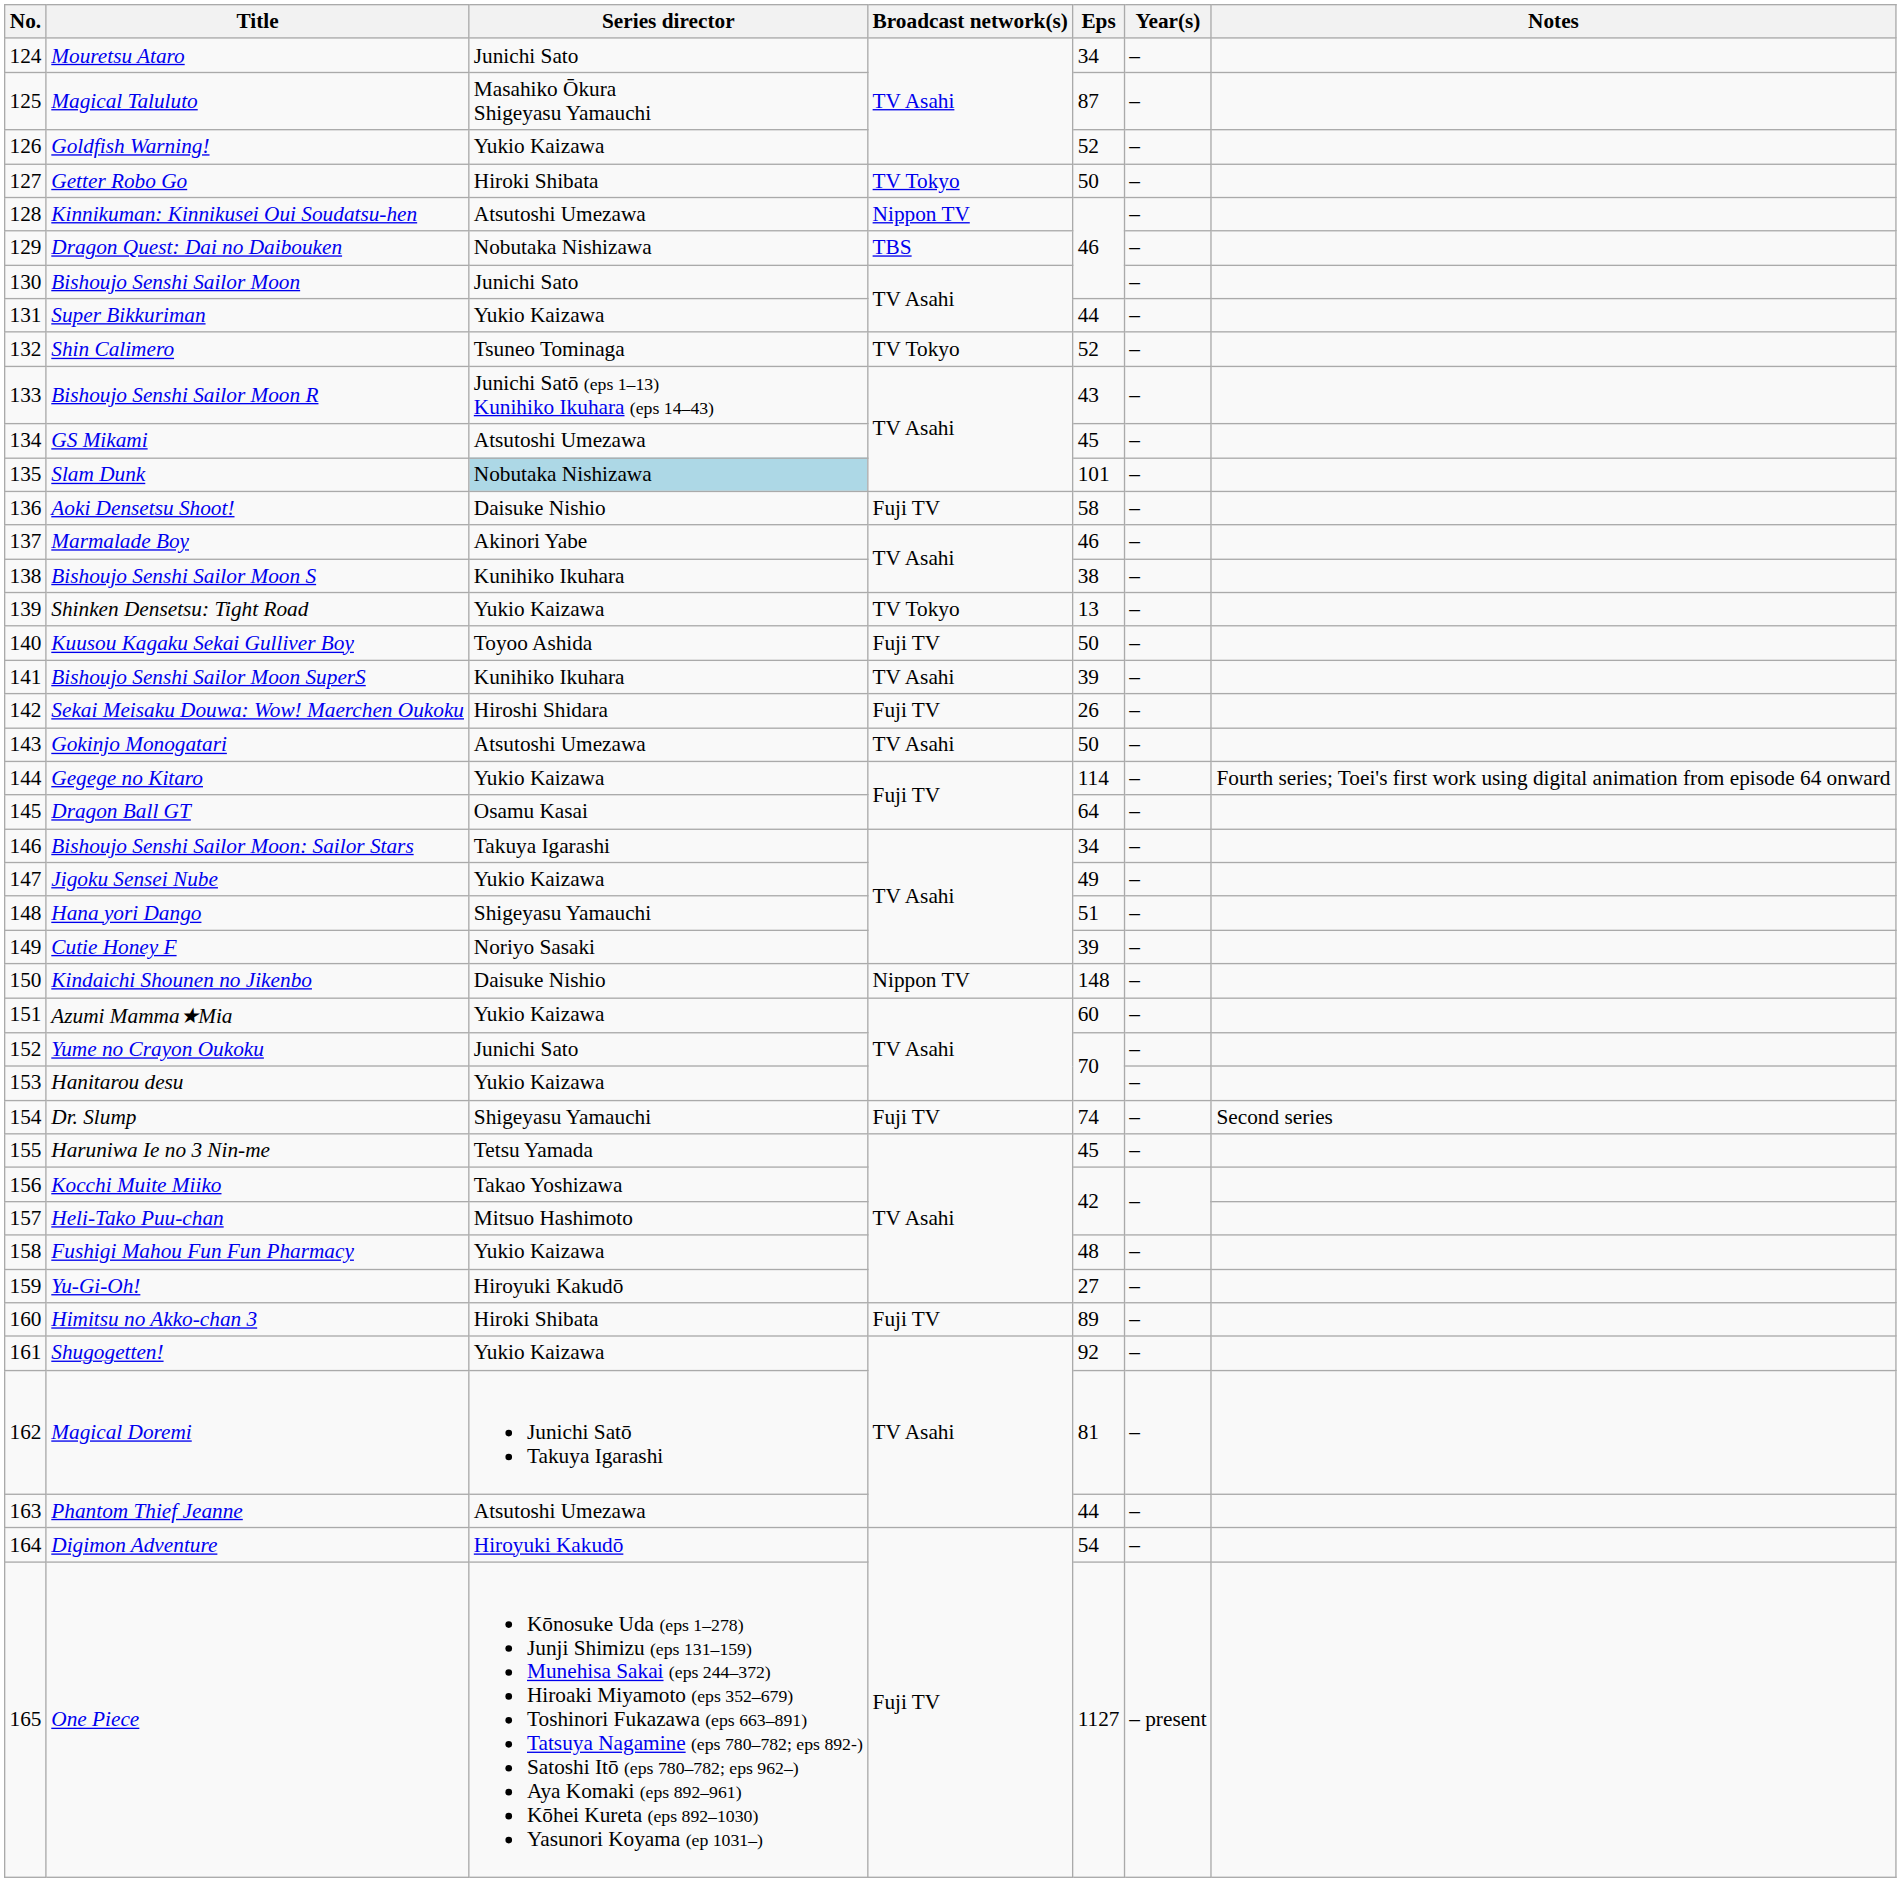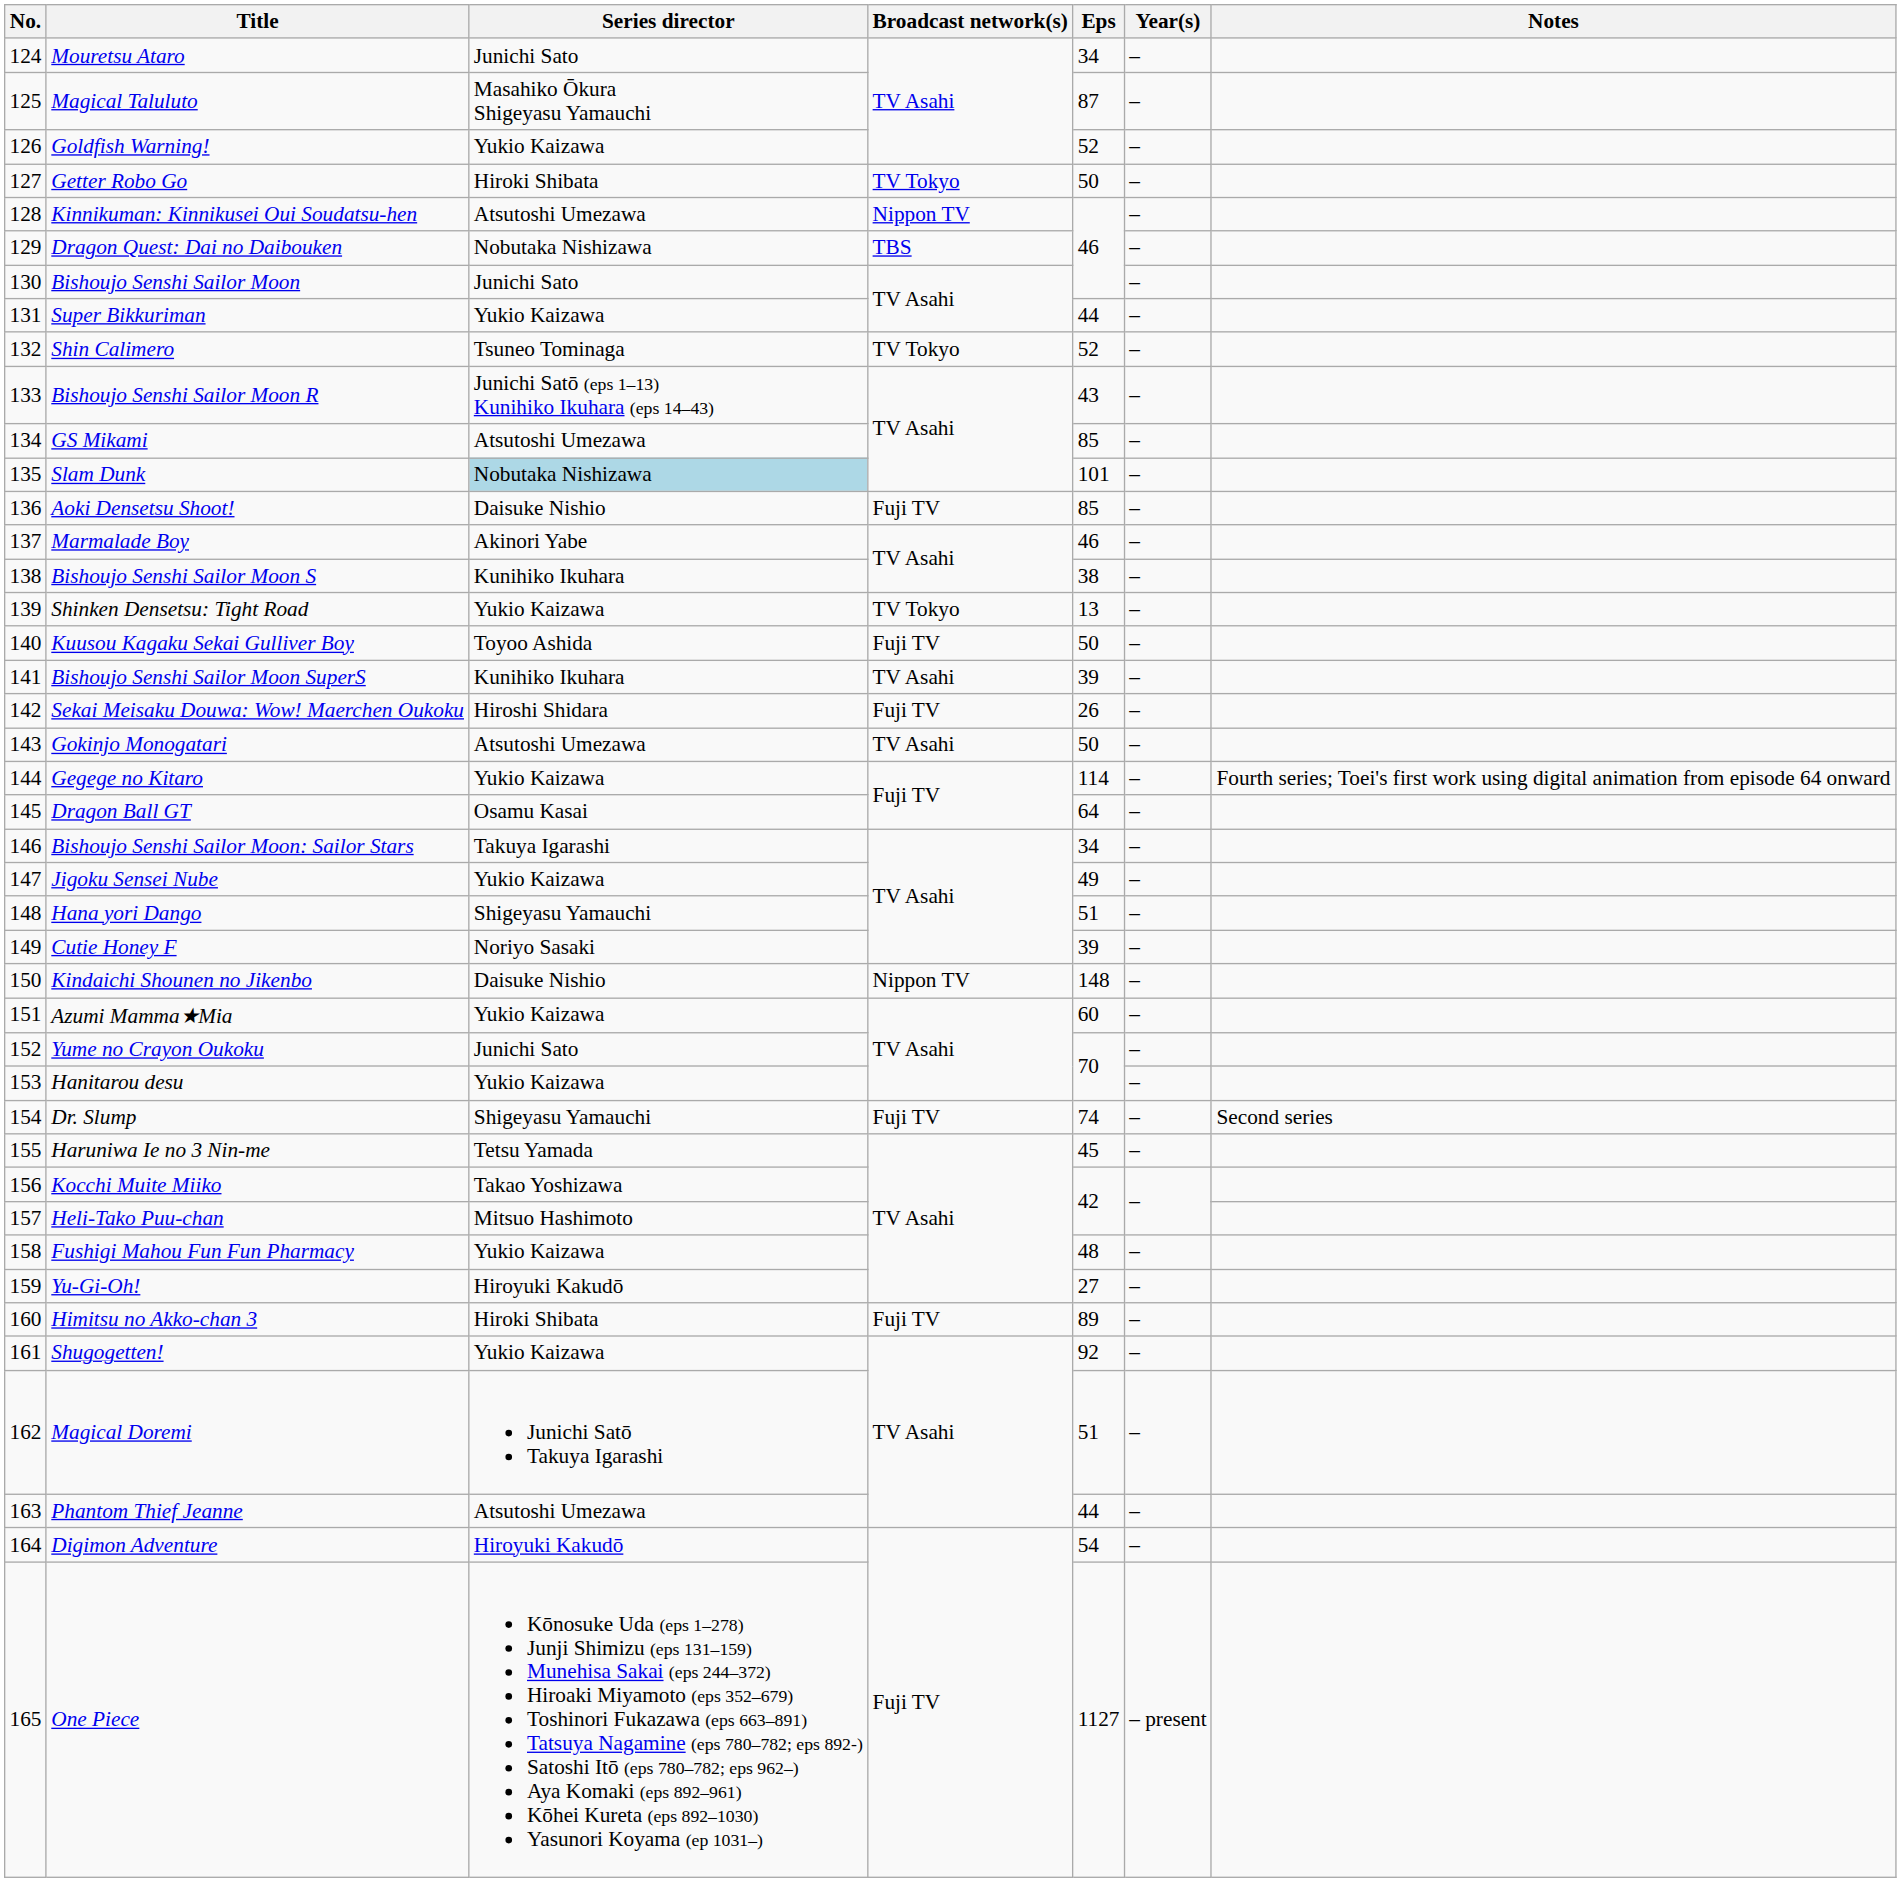(1088, 440) 45 -> (1088, 440) 85
(1088, 507) 58 -> (1088, 507) 85
(1088, 1432) 81 -> (1088, 1432) 51
